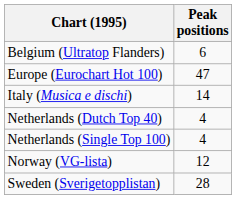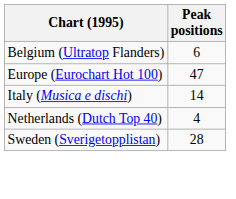- row: (89, 140)
- row: (60, 161)
